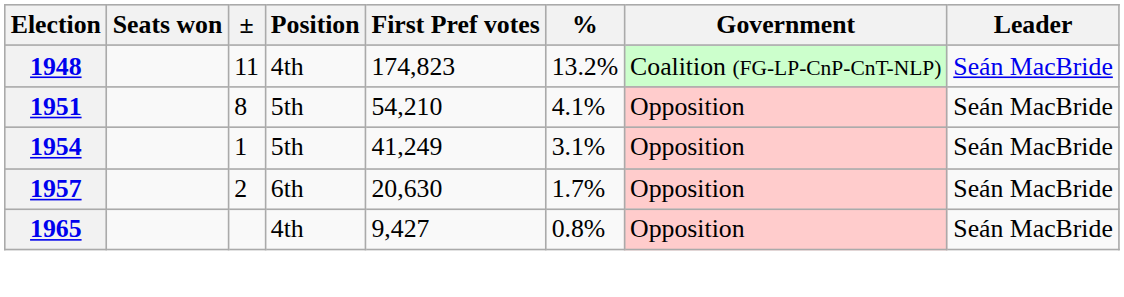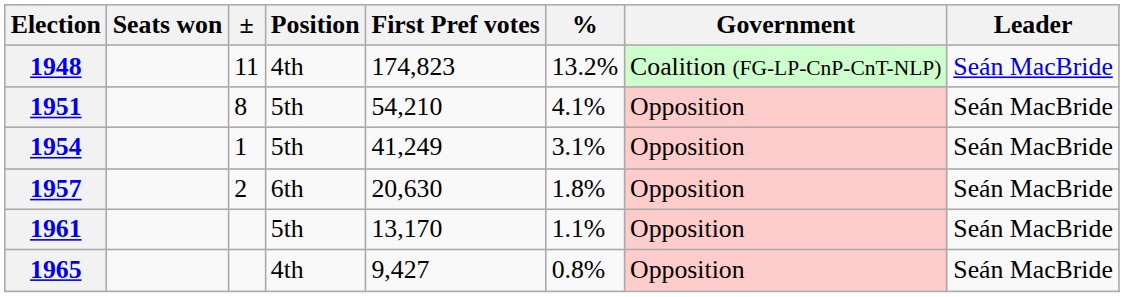(578, 188) 1.7% -> (578, 188) 1.8%
+ row: (56, 229)
